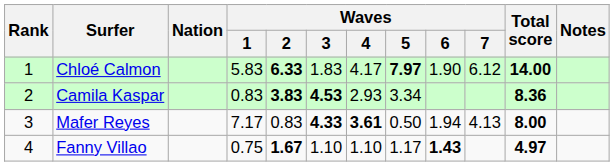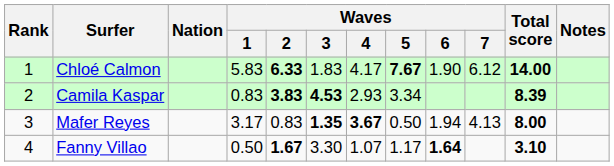(405, 69) 7.97 -> (405, 69) 7.67
(530, 95) 8.36 -> (530, 95) 8.39
(247, 122) 7.17 -> (247, 122) 3.17
(326, 122) 4.33 -> (326, 122) 1.35
(366, 122) 3.61 -> (366, 122) 3.67
(247, 148) 0.75 -> (247, 148) 0.50
(326, 148) 1.10 -> (326, 148) 3.30
(366, 148) 1.10 -> (366, 148) 1.07
(445, 148) 1.43 -> (445, 148) 1.64
(530, 148) 4.97 -> (530, 148) 3.10
